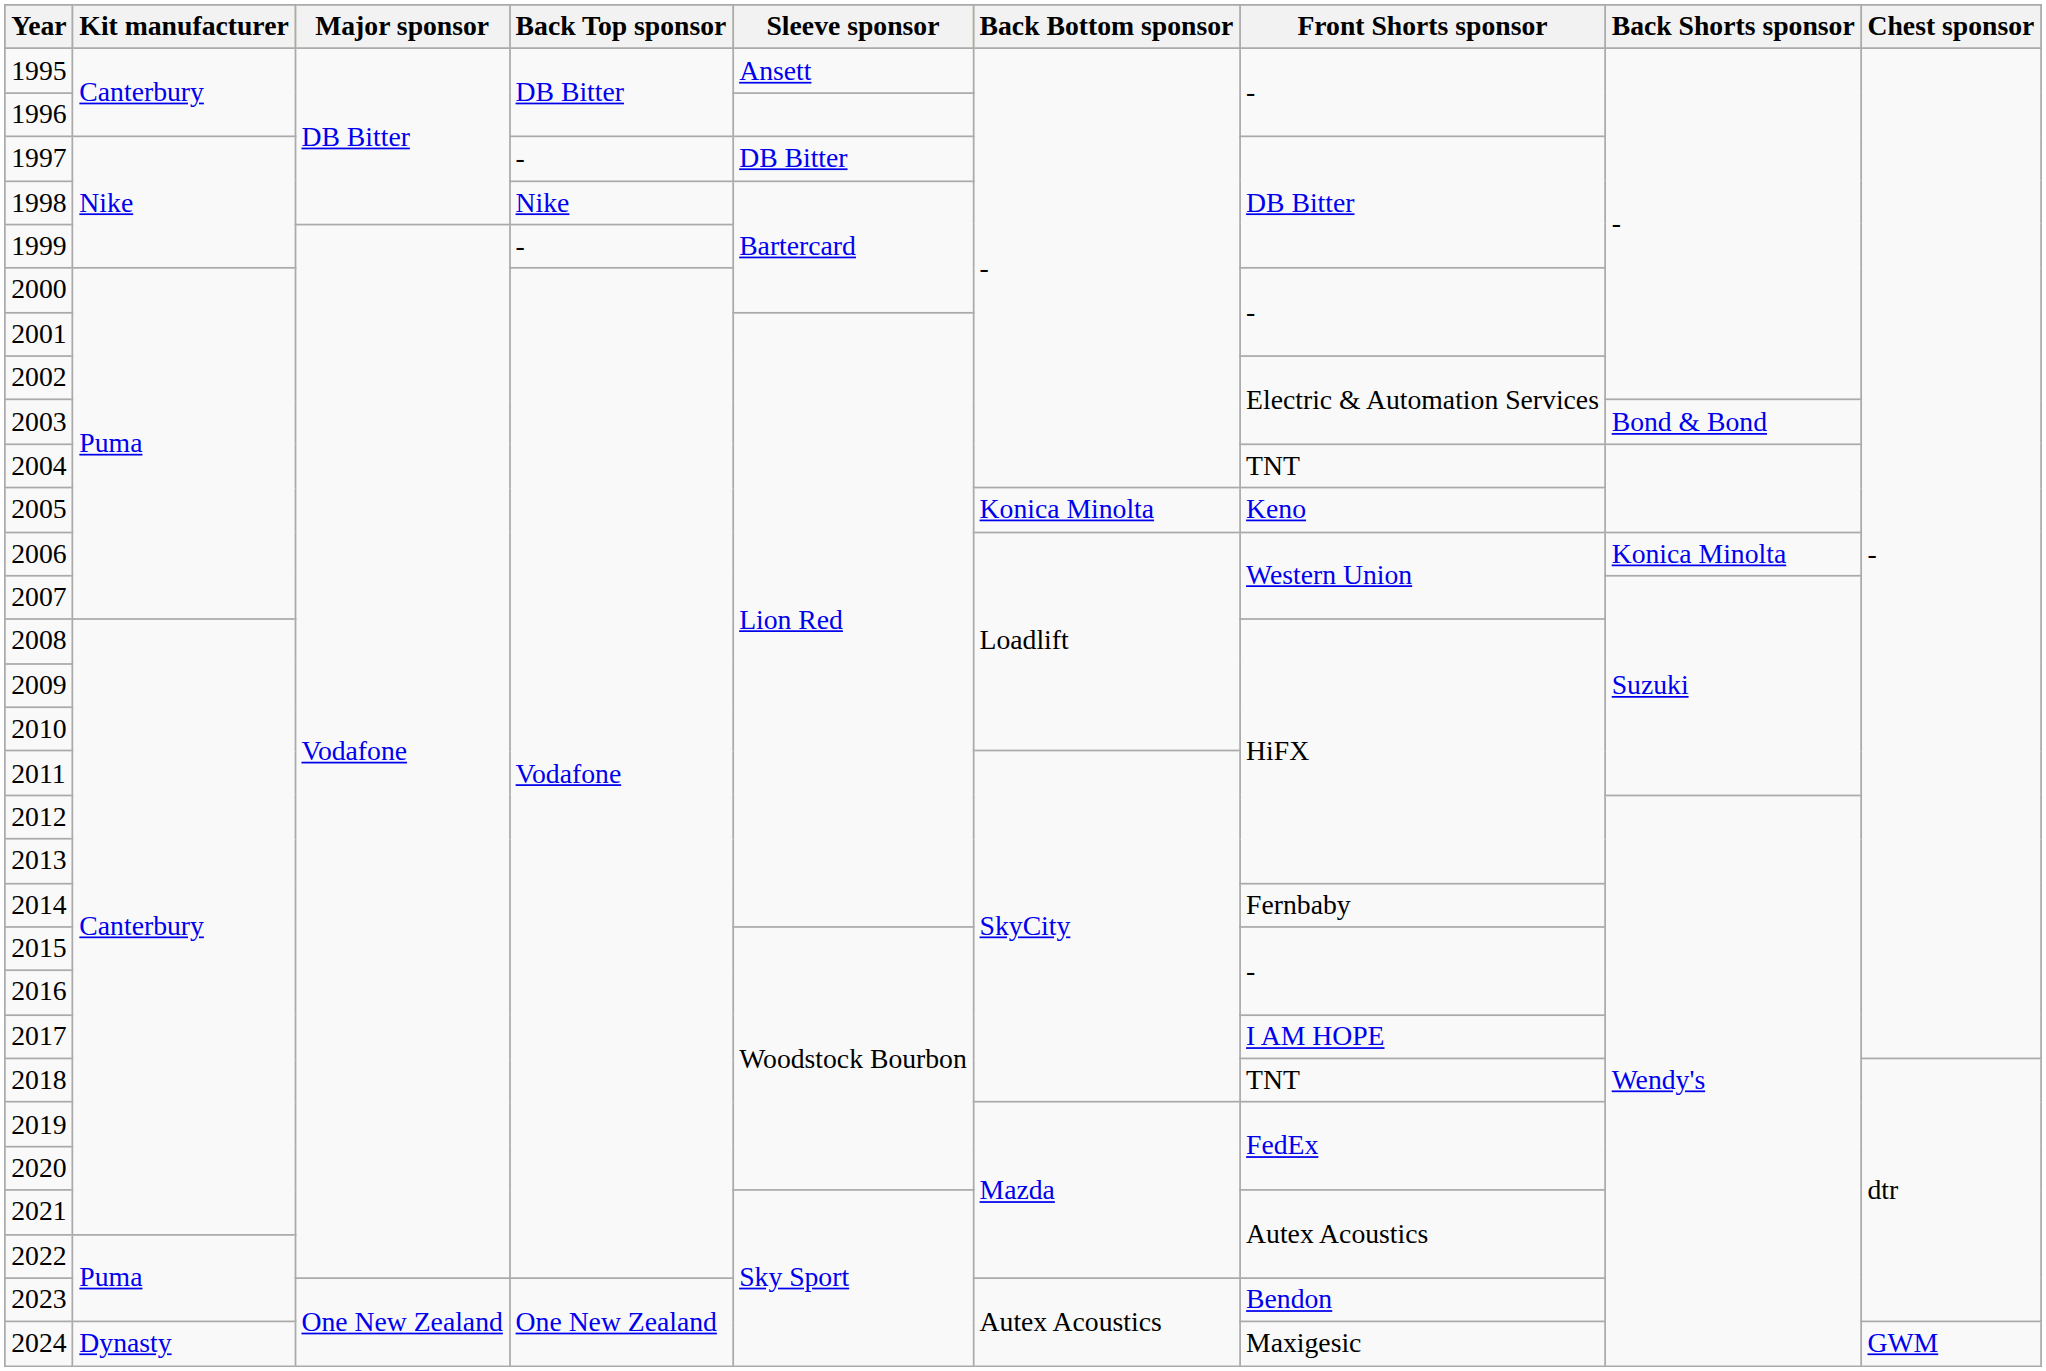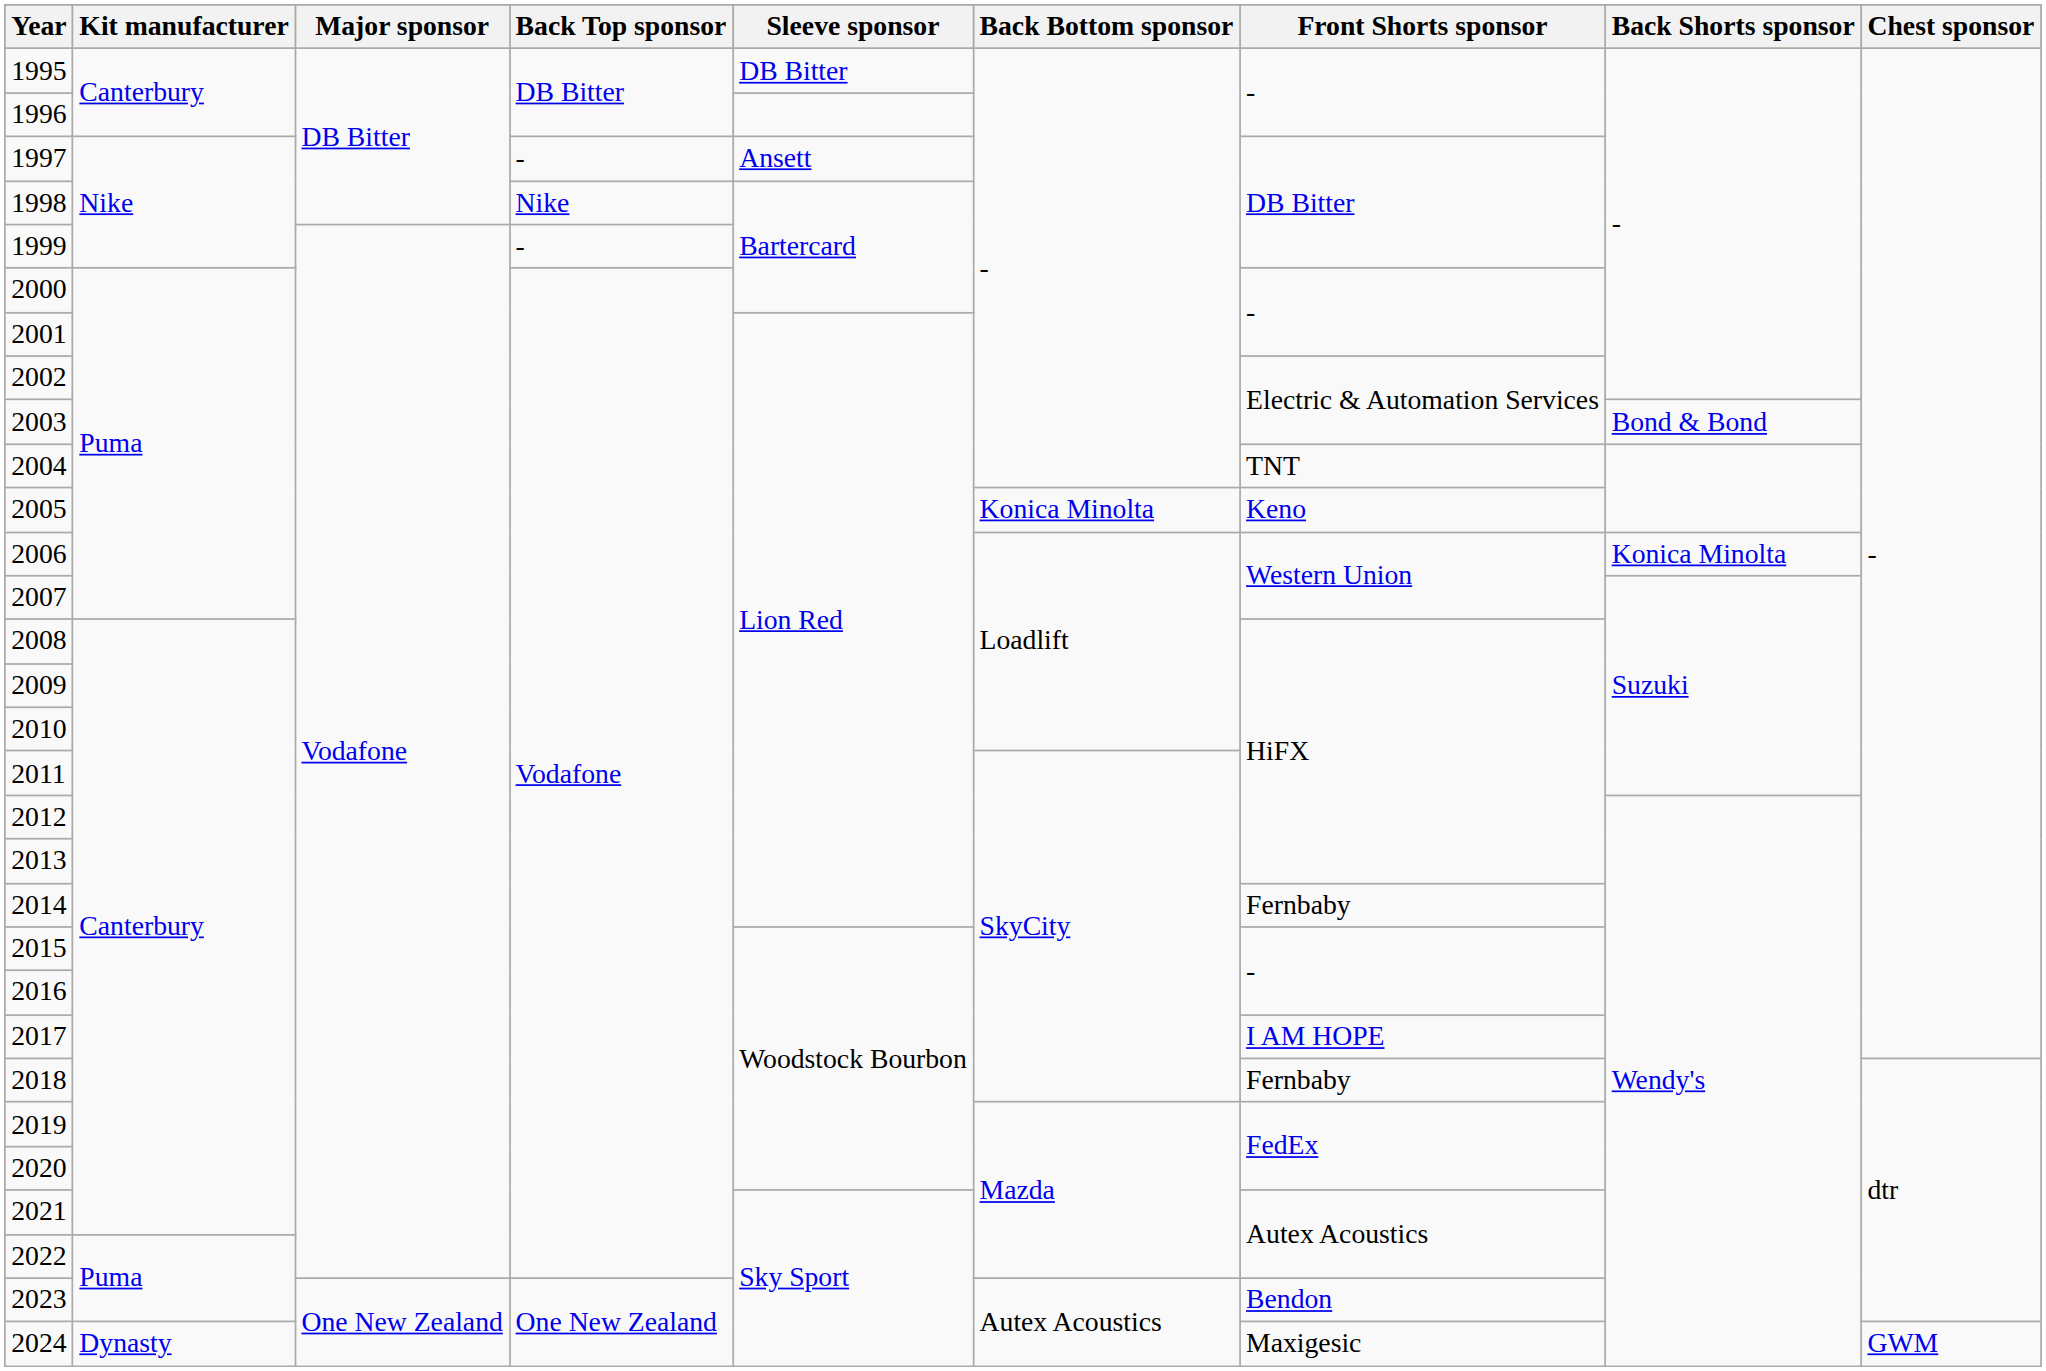(775, 70) Ansett -> (793, 70) DB Bitter
(793, 158) DB Bitter -> (775, 158) Ansett
(1273, 1080) TNT -> (1298, 1080) Fernbaby
